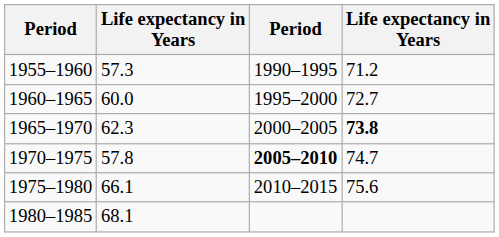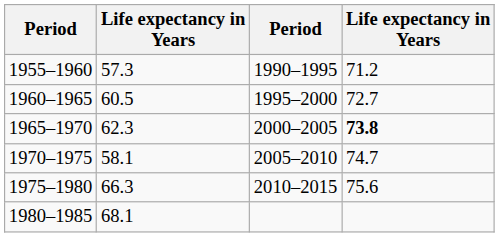(117, 98) 60.0 -> (117, 98) 60.5
(117, 157) 57.8 -> (117, 157) 58.1
(296, 157) bold -> (296, 157) normal
(117, 187) 66.1 -> (117, 187) 66.3
